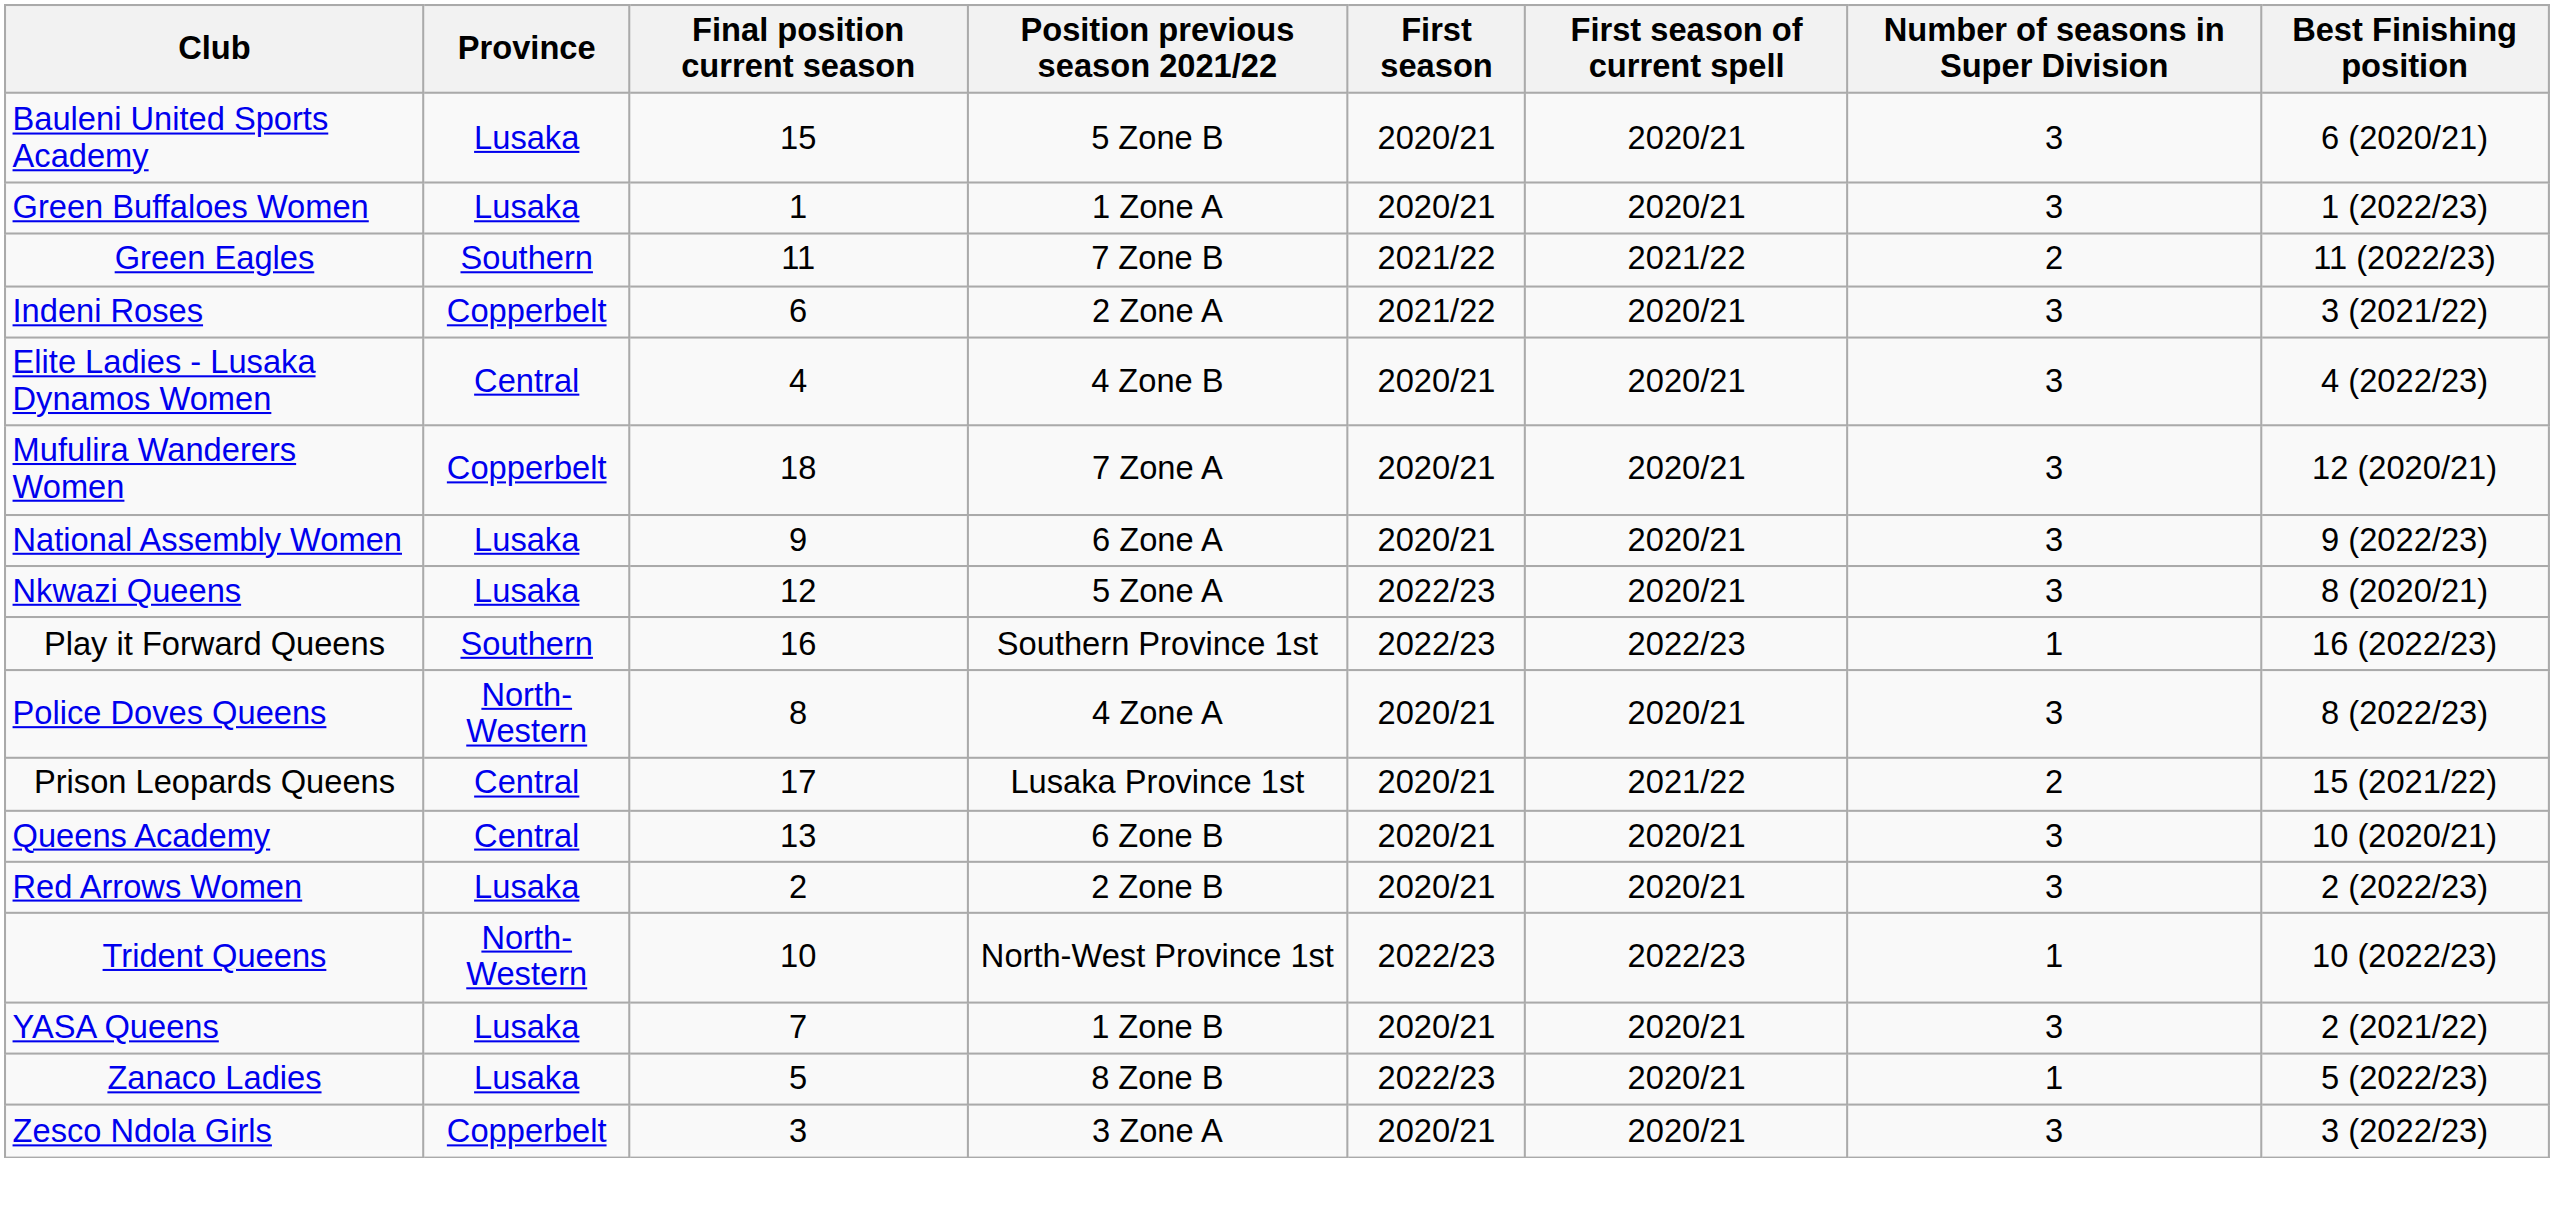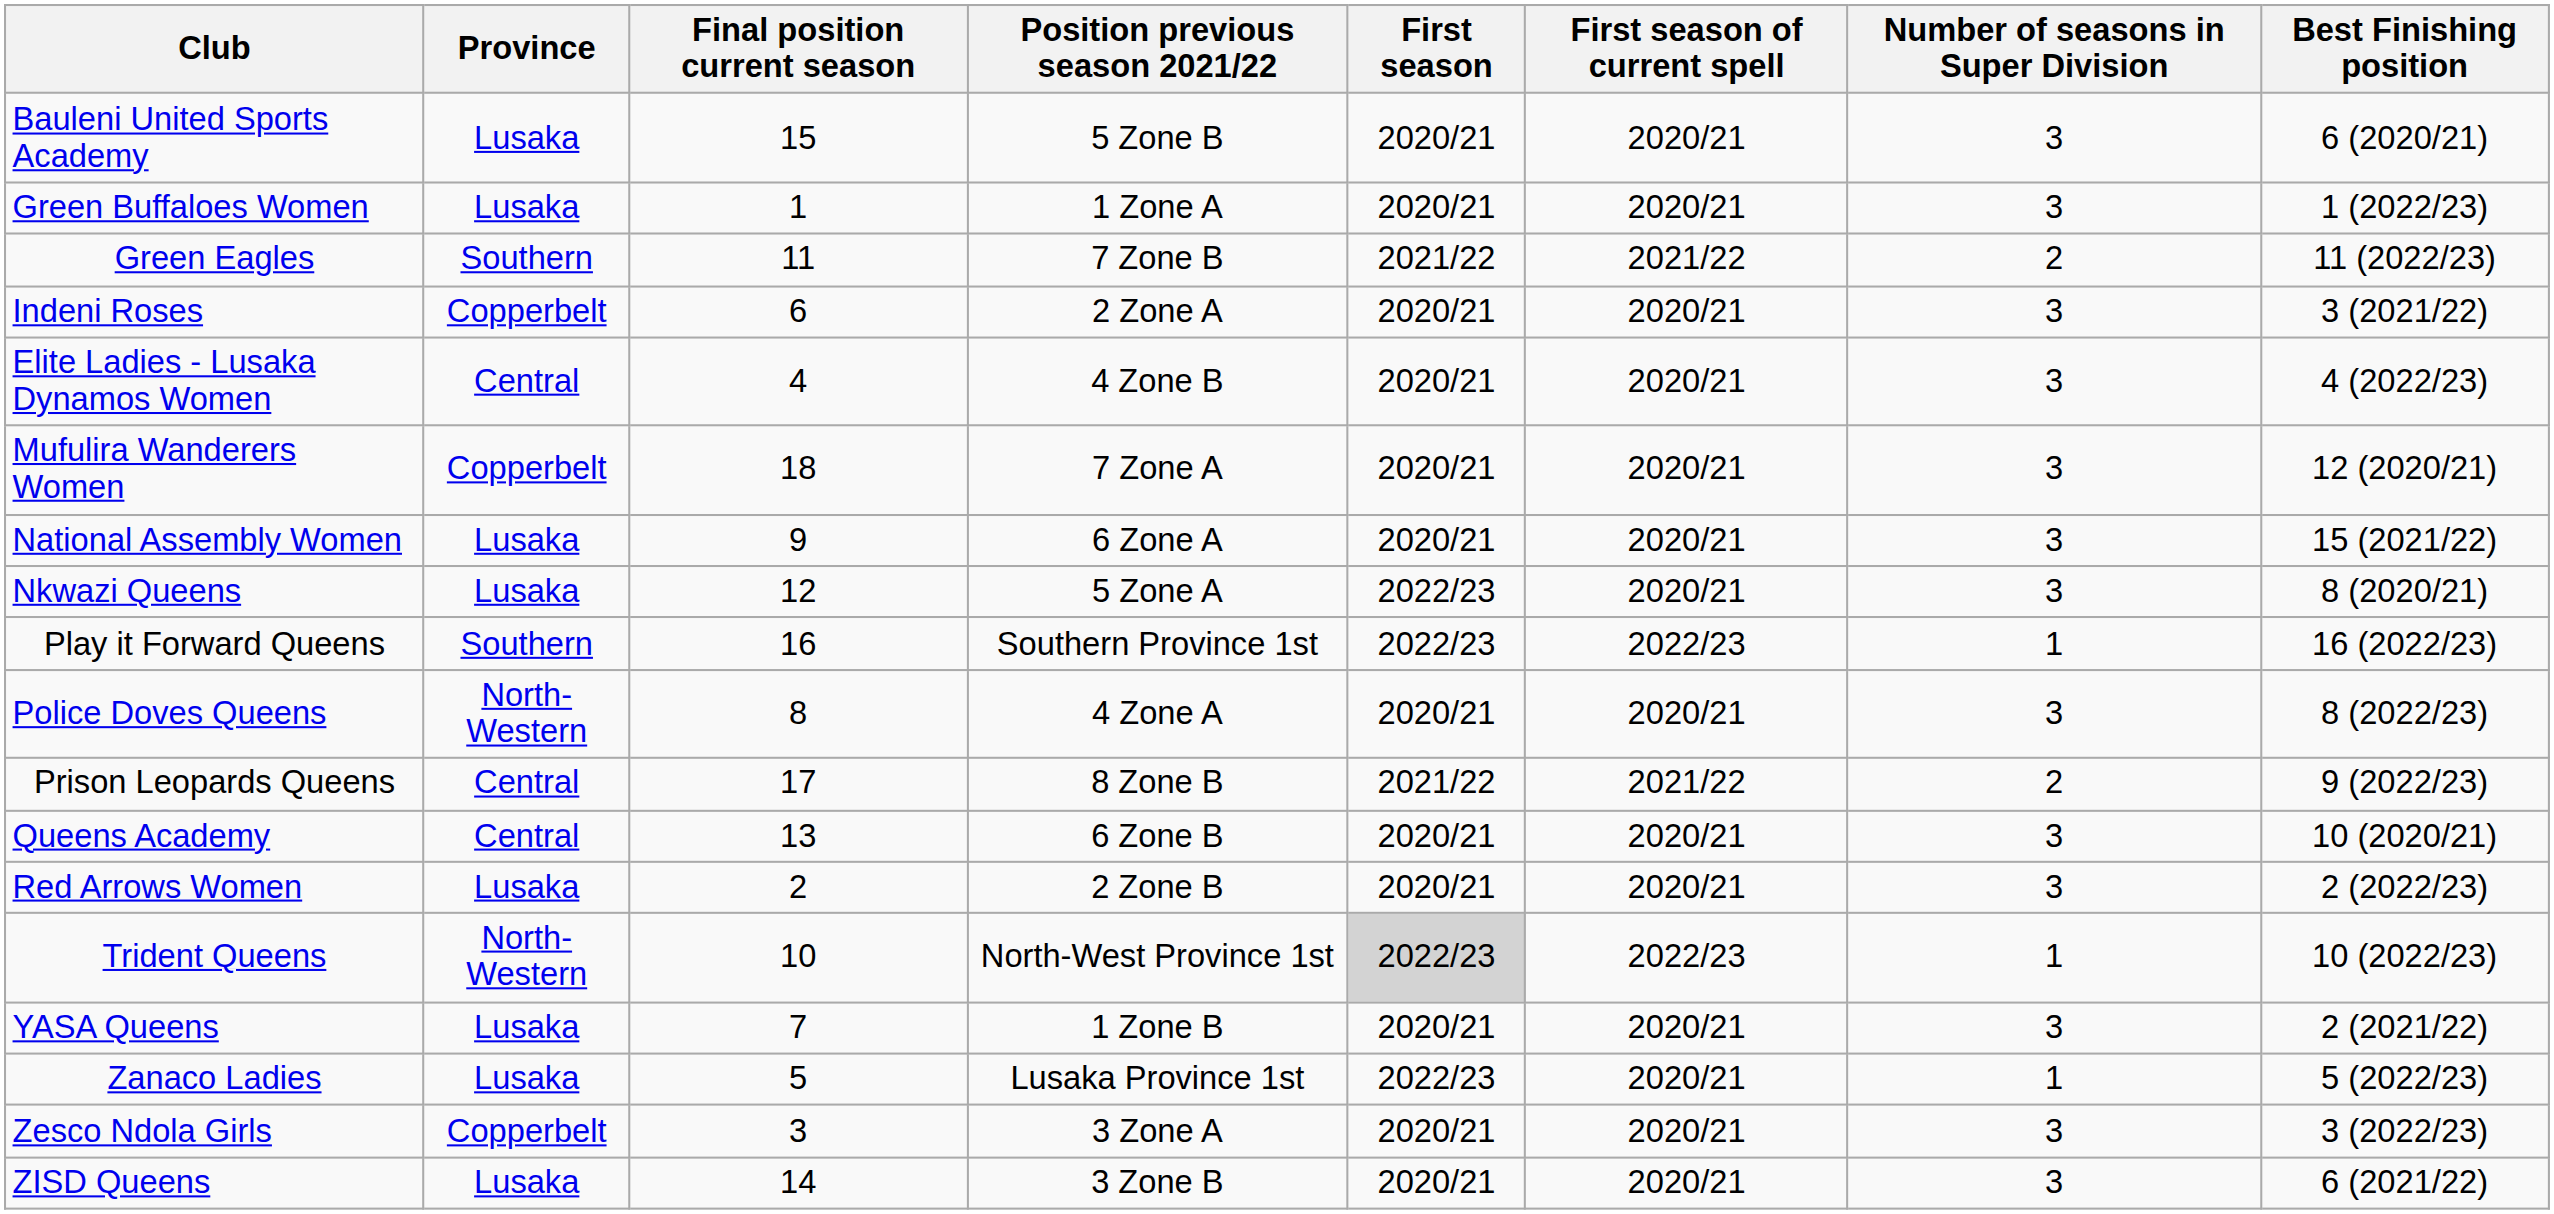(1436, 310) 2021/22 -> (1436, 310) 2020/21
(2405, 539) 9 (2022/23) -> (2405, 539) 15 (2021/22)
(1157, 783) Lusaka Province 1st -> (1157, 783) 8 Zone B
(1436, 783) 2020/21 -> (1436, 783) 2021/22
(2405, 783) 15 (2021/22) -> (2405, 783) 9 (2022/23)
(1436, 957) no background -> (1436, 957) lightgrey background
(1157, 1078) 8 Zone B -> (1157, 1078) Lusaka Province 1st
+ row: (111, 1182)
